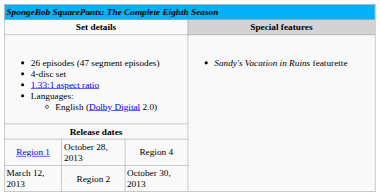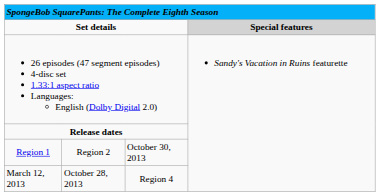(86, 152) October 28, 2013 -> (93, 152) Region 2
(156, 152) Region 4 -> (149, 152) October 30, 2013
(93, 178) Region 2 -> (86, 178) October 28, 2013
(149, 178) October 30, 2013 -> (156, 178) Region 4
